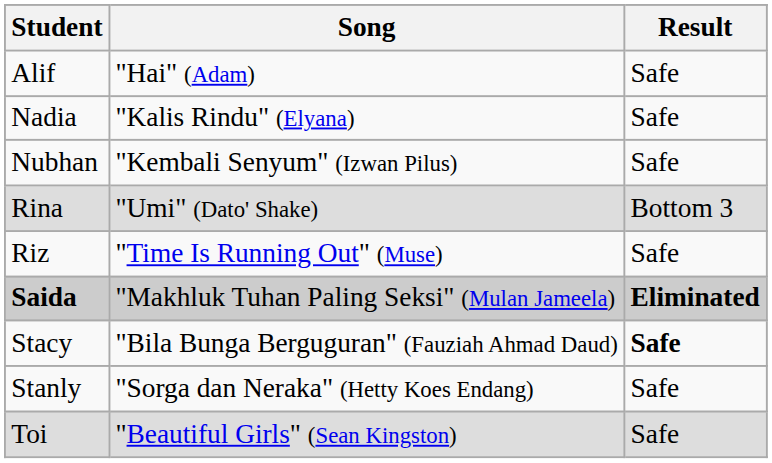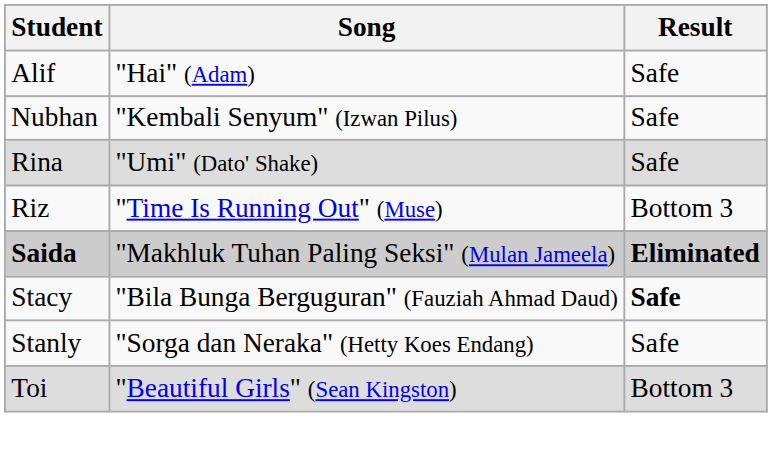- row: (44, 117)
(682, 207) Bottom 3 -> (655, 162) Safe
(655, 253) Safe -> (682, 207) Bottom 3
(655, 433) Safe -> (682, 388) Bottom 3
